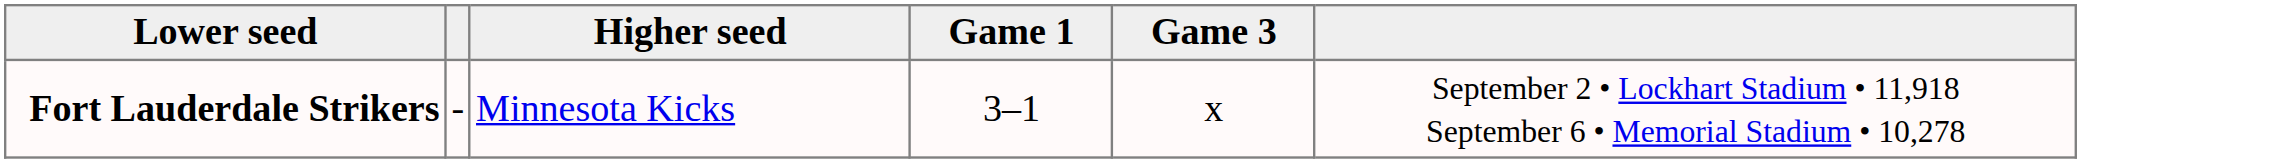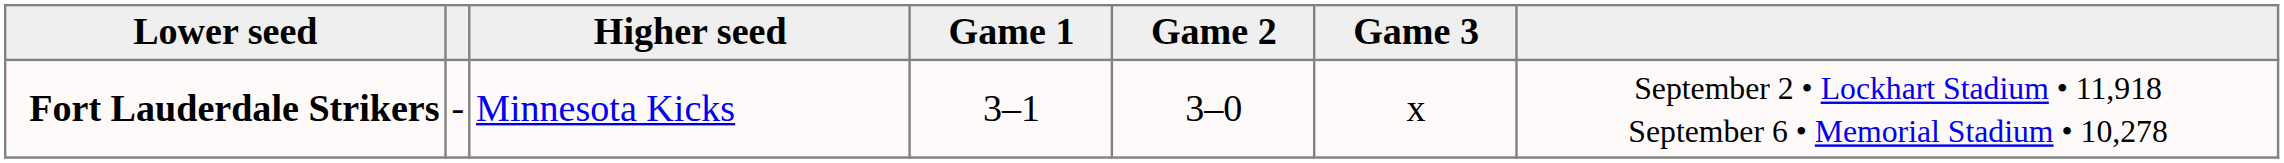+ column: (1214, 31)
